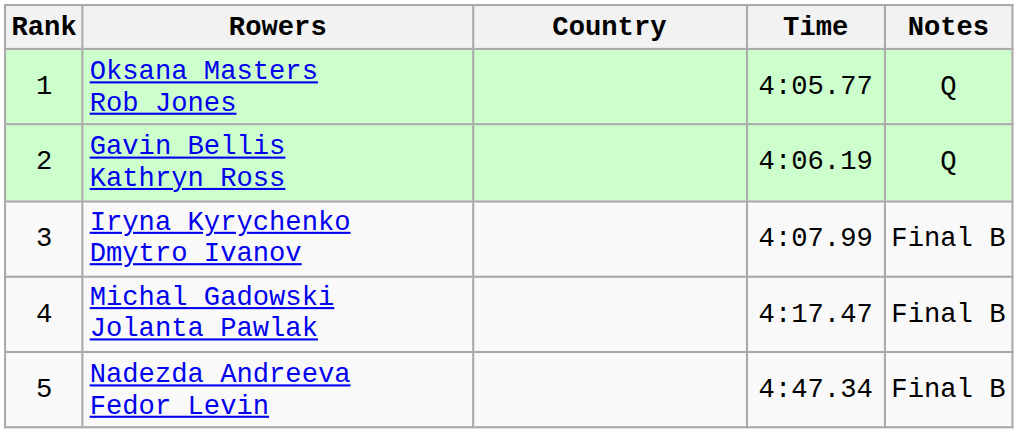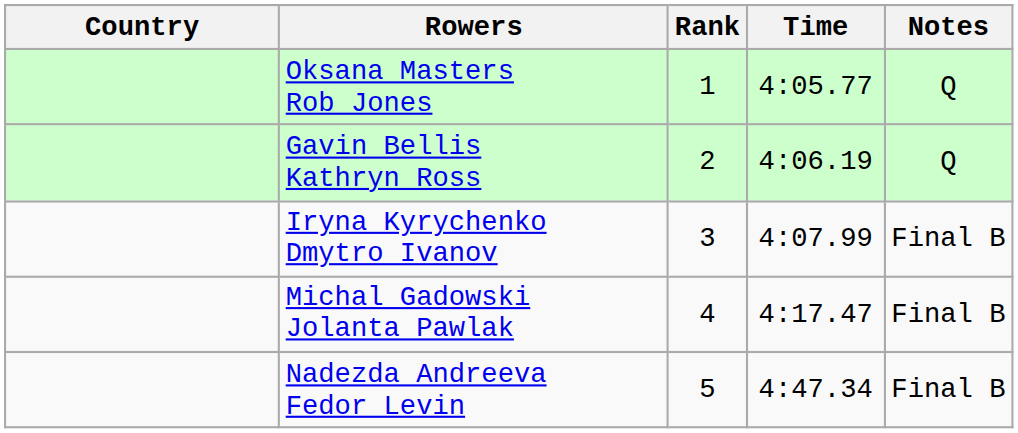columns swapped: (44, 27) <-> (609, 27)
